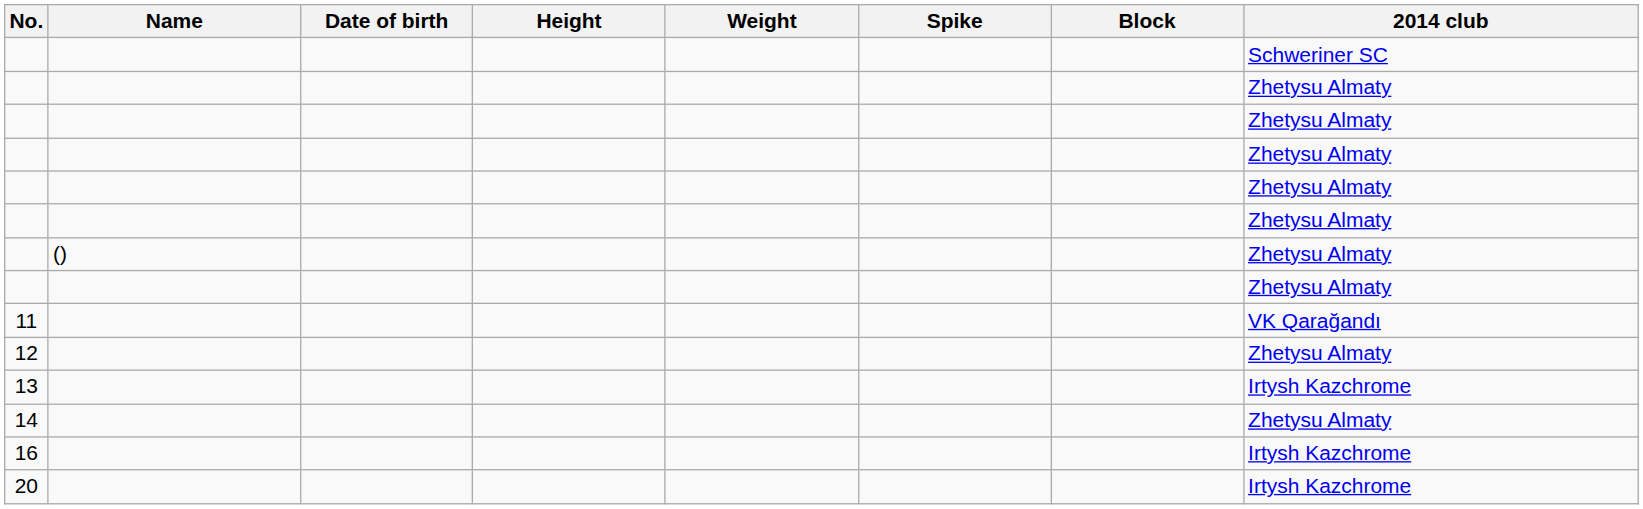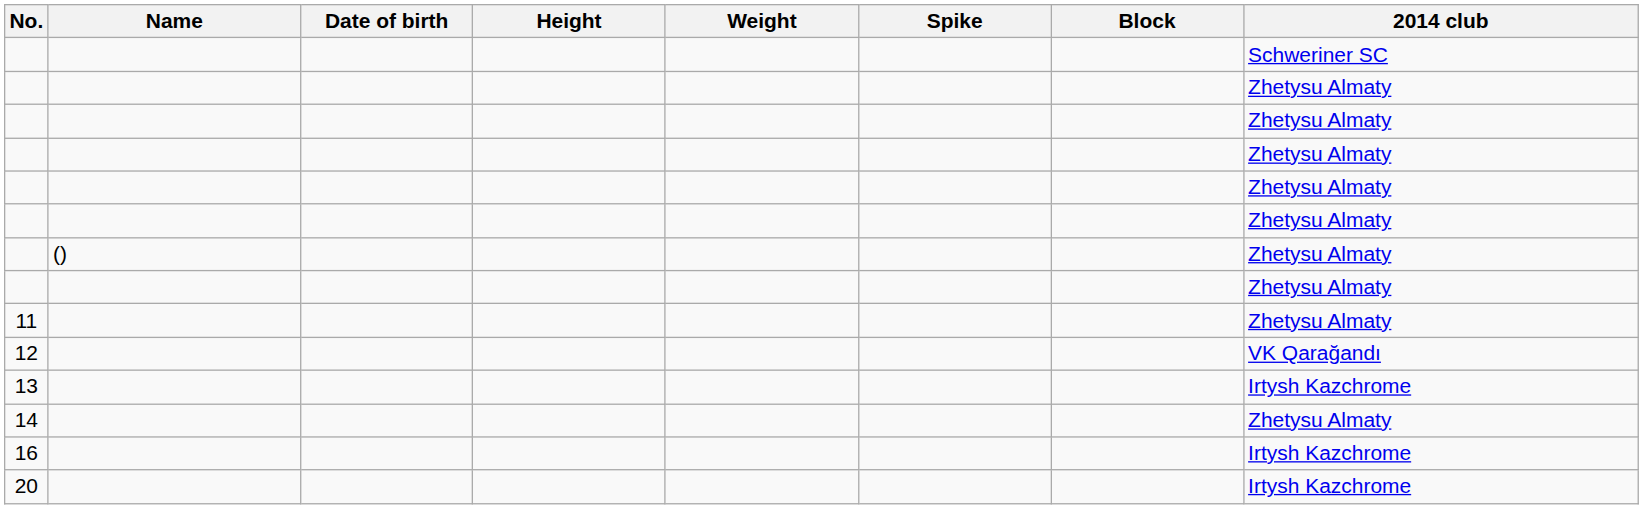(1315, 320) VK Qarağandı -> (1320, 320) Zhetysu Almaty
(1320, 353) Zhetysu Almaty -> (1315, 353) VK Qarağandı
